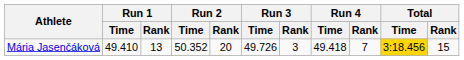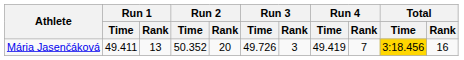(121, 47) 49.410 -> (121, 47) 49.411
(330, 47) 49.418 -> (329, 47) 49.419
(443, 47) 15 -> (443, 47) 16
